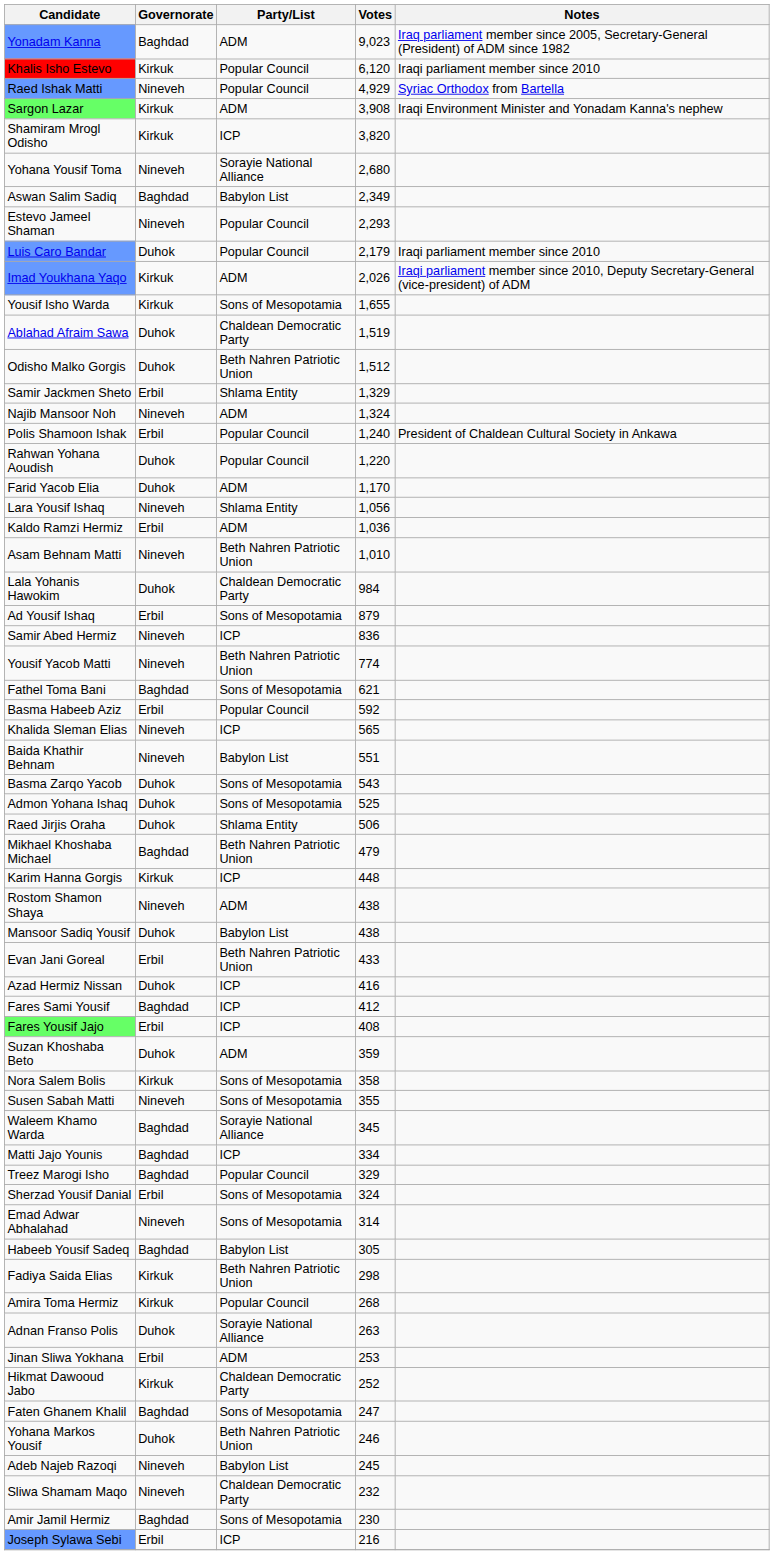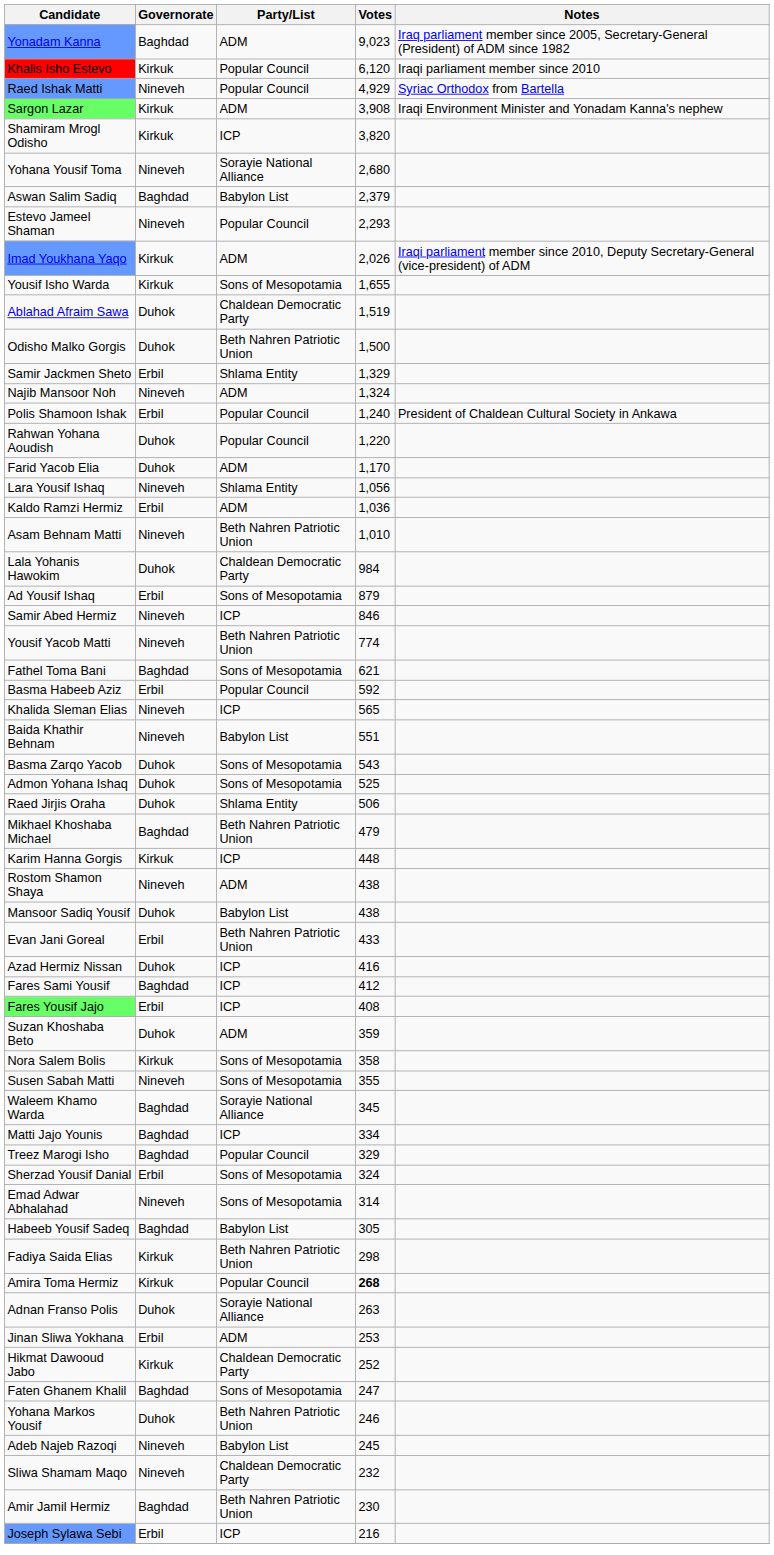(374, 197) 2,349 -> (374, 197) 2,379
- row: (57, 251)
(374, 367) 1,512 -> (374, 347) 1,500
(369, 636) 836 -> (369, 616) 846
(369, 1303) normal -> (369, 1283) bold
(281, 1520) Sons of Mesopotamia -> (280, 1507) Beth Nahren Patriotic Union
